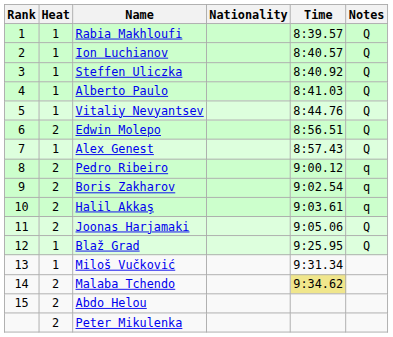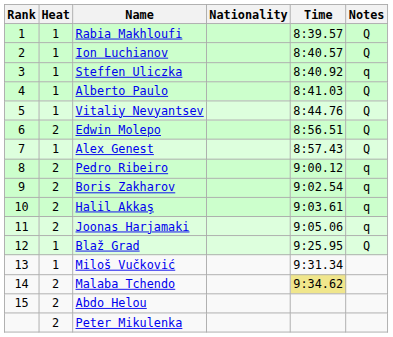(367, 72) Q -> (367, 72) q
(367, 226) Q -> (367, 226) q
